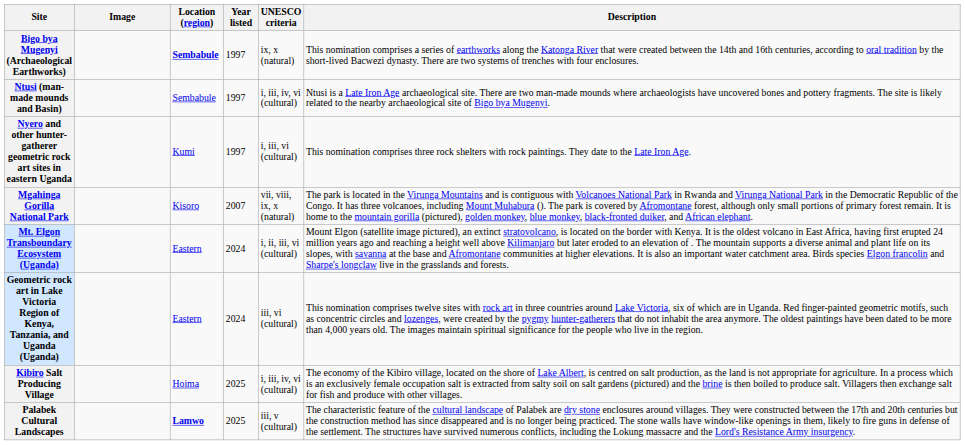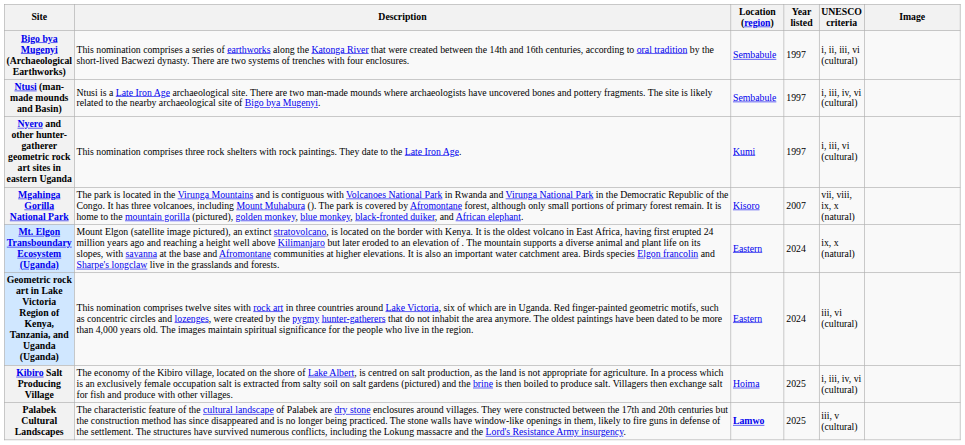columns swapped: (122, 17) <-> (632, 17)
(196, 55) bold -> (755, 55) normal
(278, 55) ix, x (natural) -> (841, 55) i, ii, iii, vi (cultural)
(280, 248) i, ii, iii, vi (cultural) -> (838, 248) ix, x (natural)
